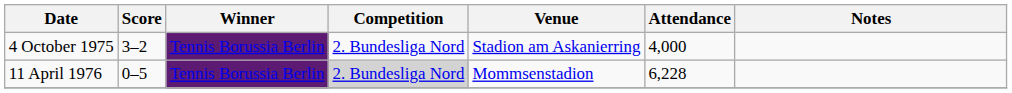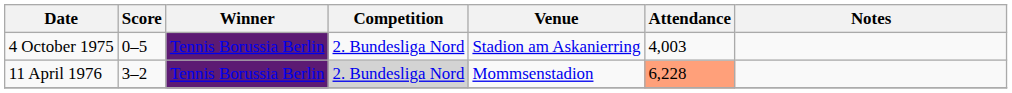(134, 46) 3–2 -> (134, 46) 0–5
(667, 46) 4,000 -> (667, 46) 4,003
(134, 73) 0–5 -> (134, 73) 3–2
(667, 73) no background -> (667, 73) lightsalmon background
